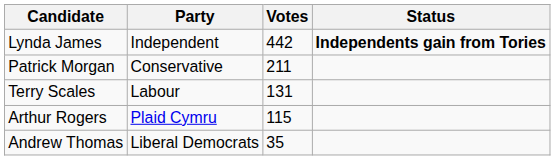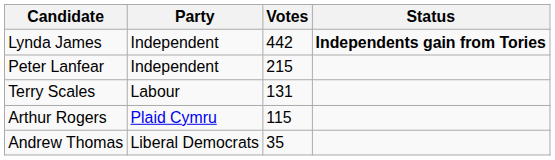+ row: (56, 67)
- row: (61, 67)
